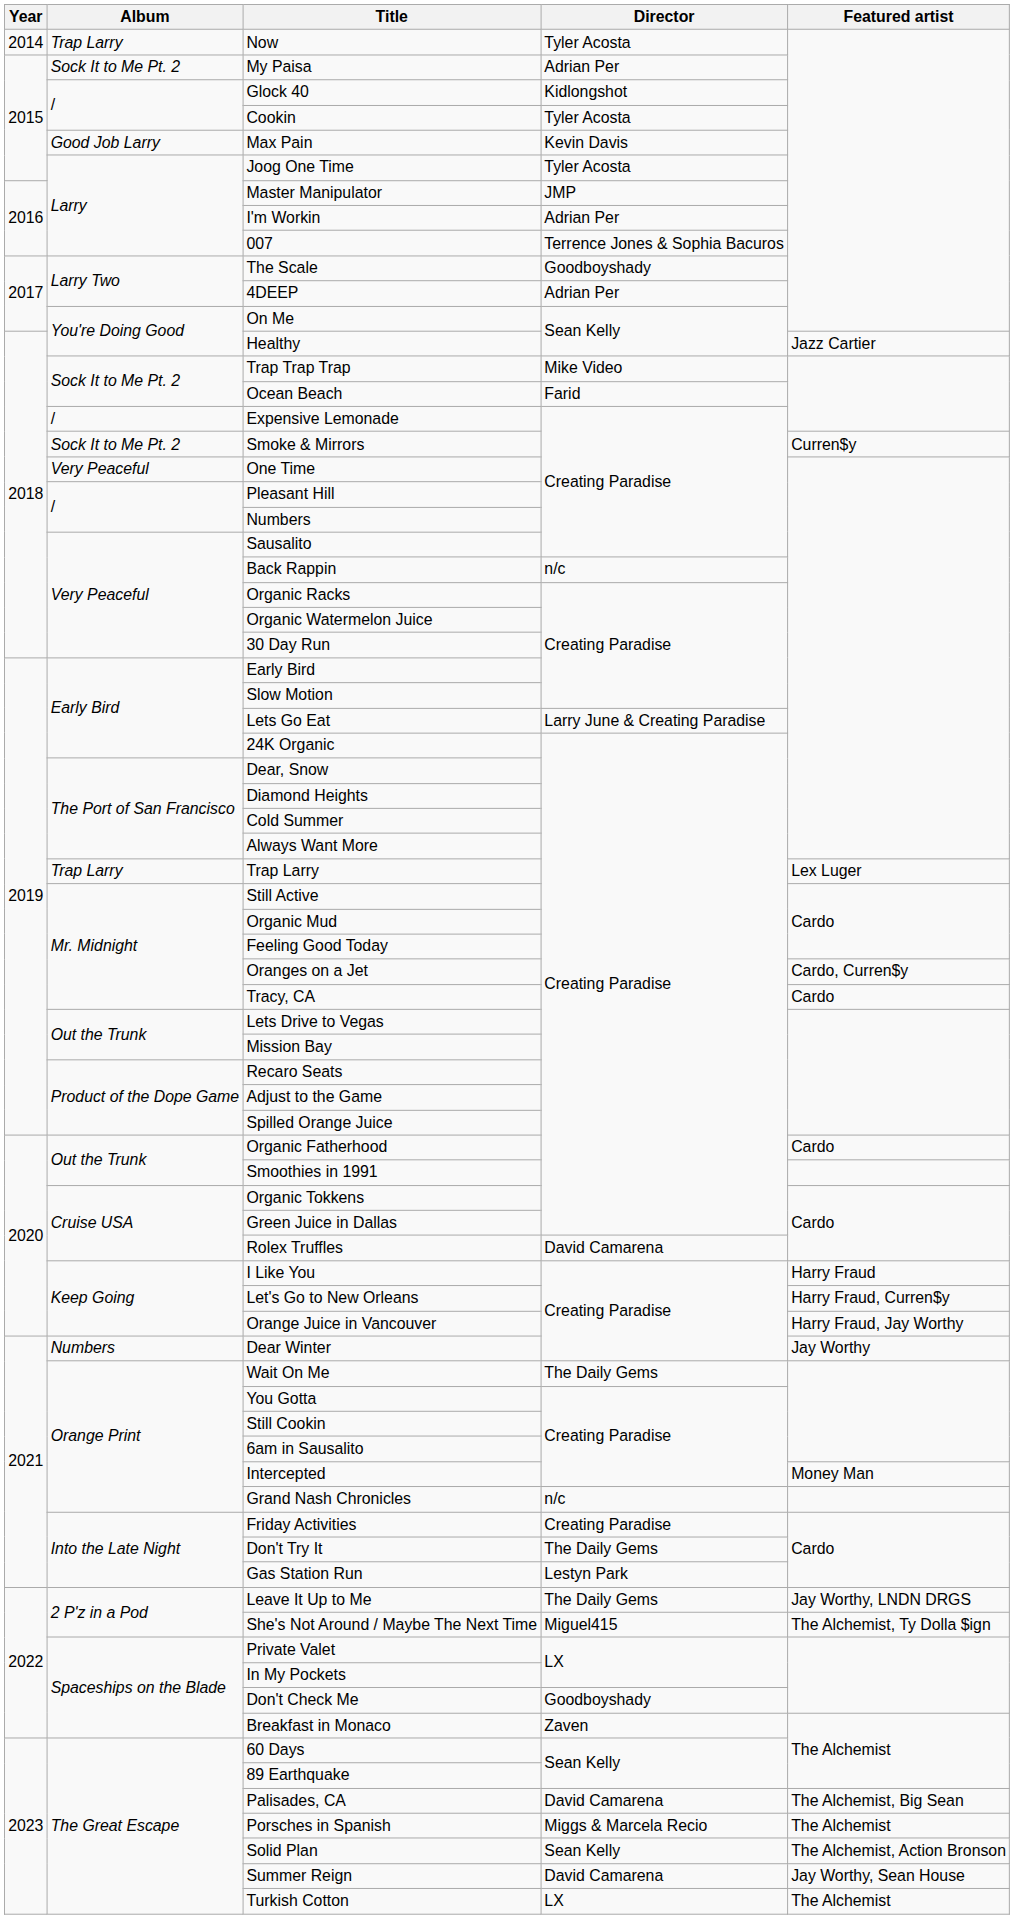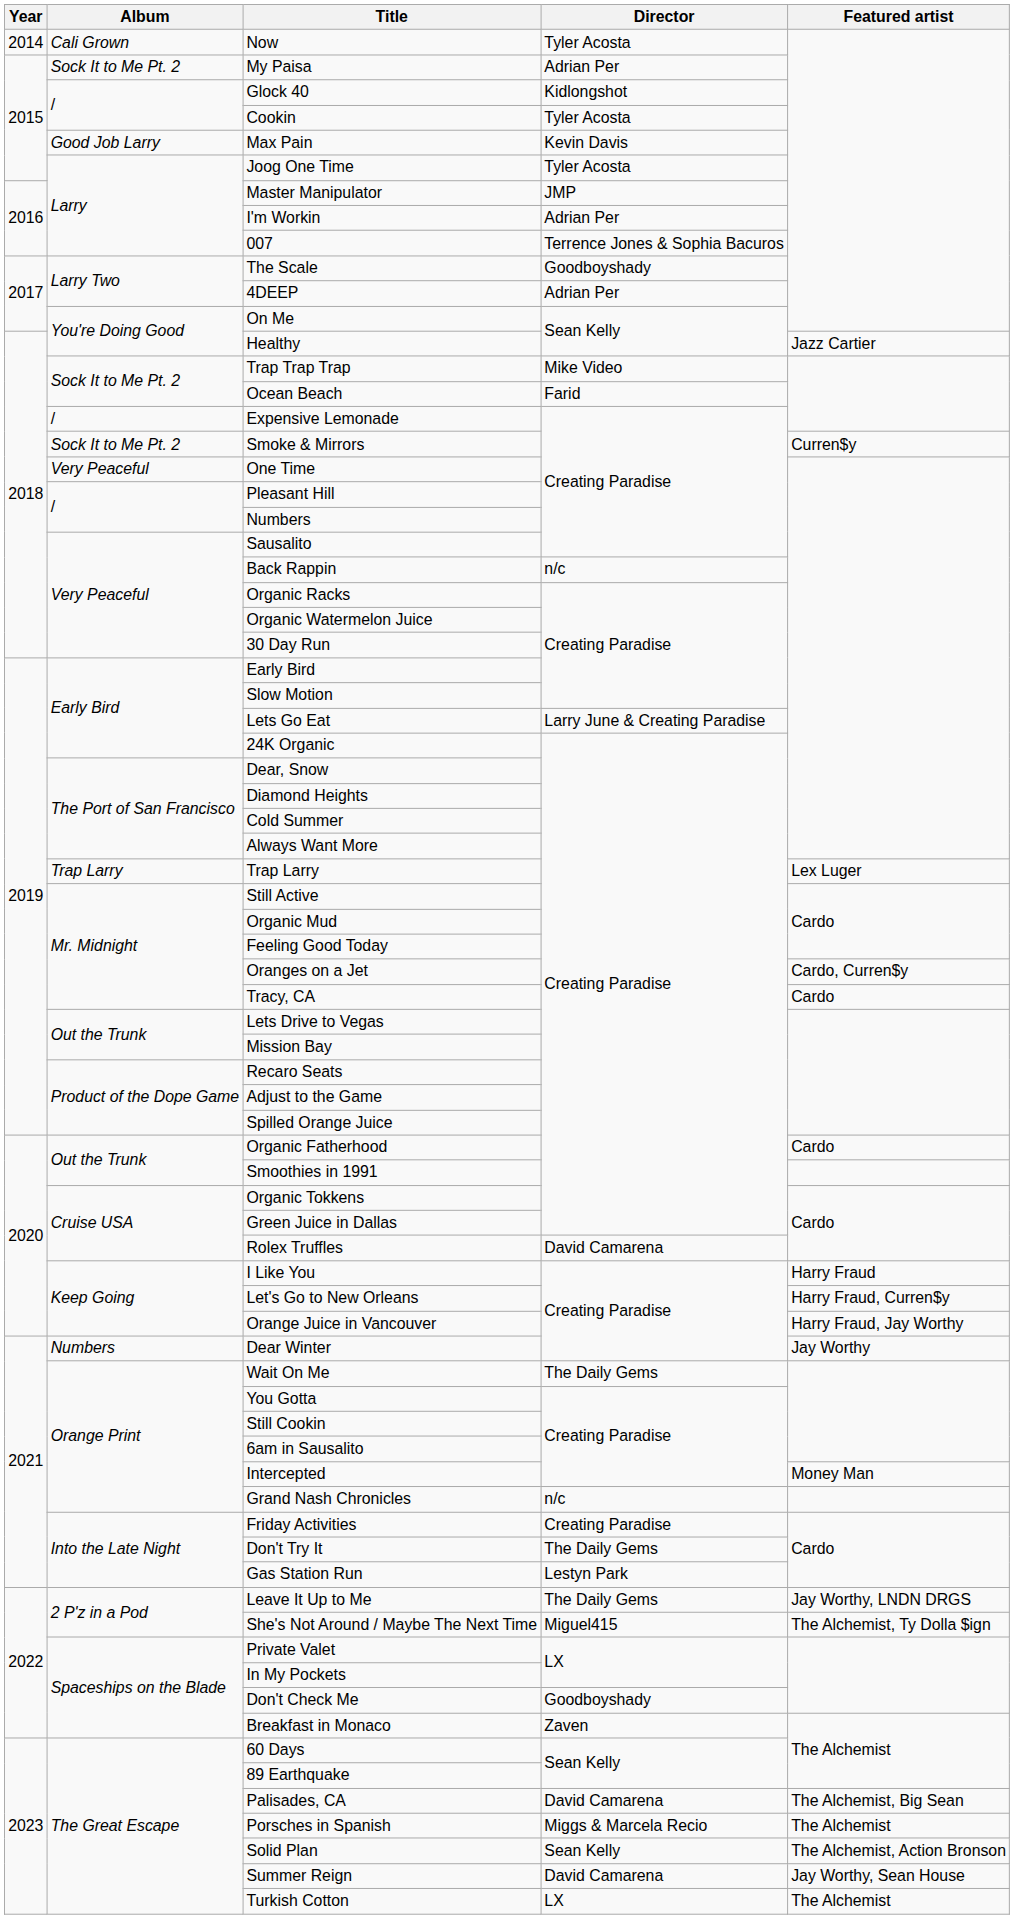(87, 42) Trap Larry -> (90, 42) Cali Grown
